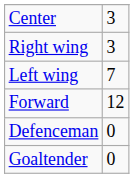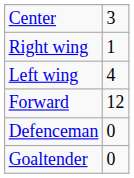(111, 46) 3 -> (111, 46) 1
(111, 74) 7 -> (111, 74) 4
